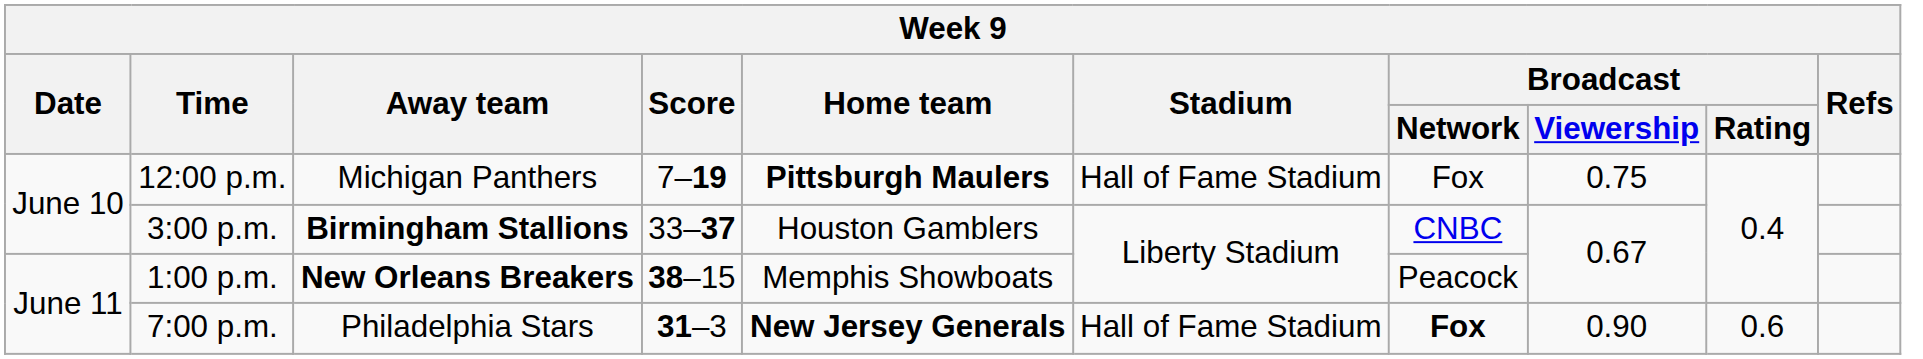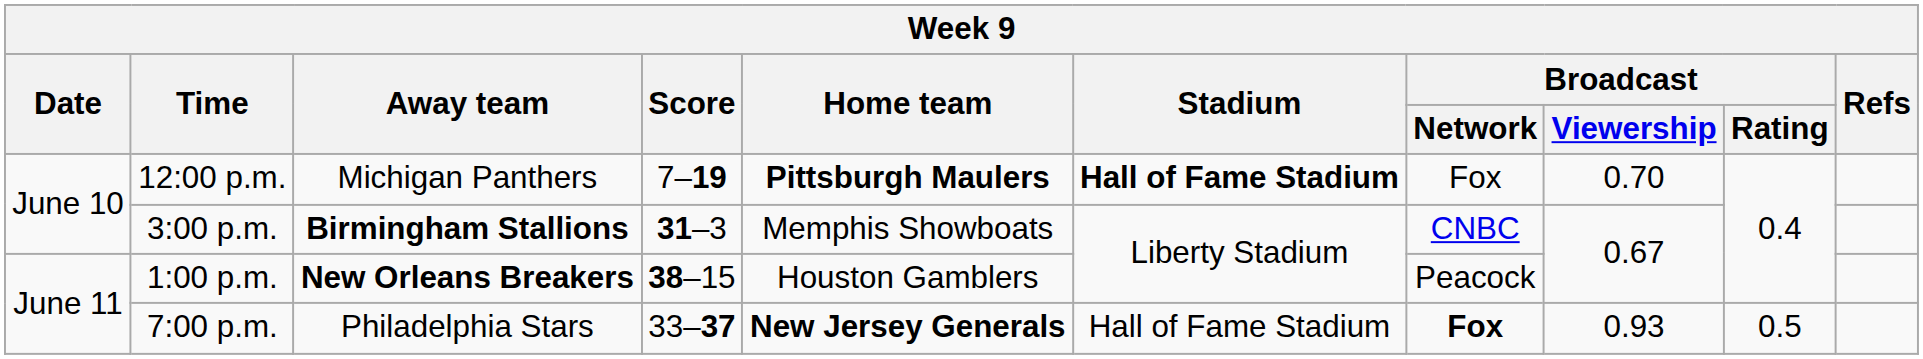(1231, 178) normal -> (1239, 178) bold
(1617, 178) 0.75 -> (1634, 178) 0.70
(692, 228) 33–37 -> (692, 228) 31–3
(908, 228) Houston Gamblers -> (908, 228) Memphis Showboats
(908, 278) Memphis Showboats -> (908, 278) Houston Gamblers
(692, 327) 31–3 -> (692, 327) 33–37
(1617, 327) 0.90 -> (1634, 327) 0.93
(1762, 327) 0.6 -> (1780, 327) 0.5
